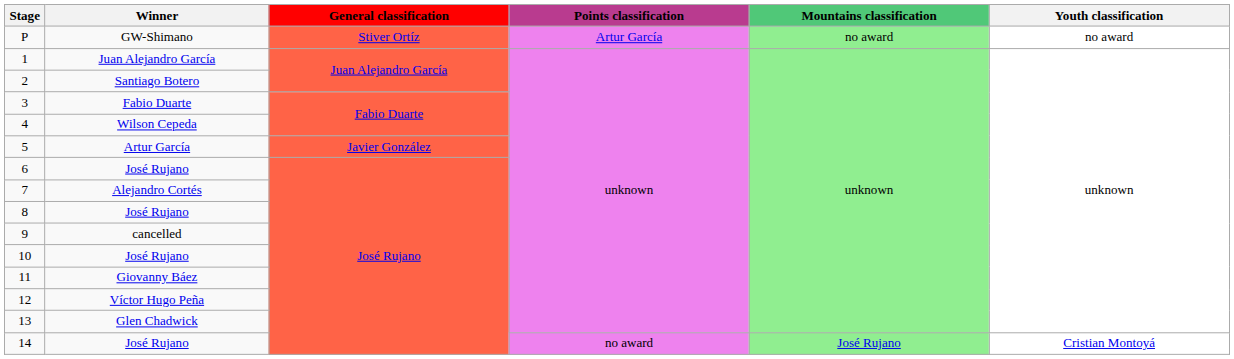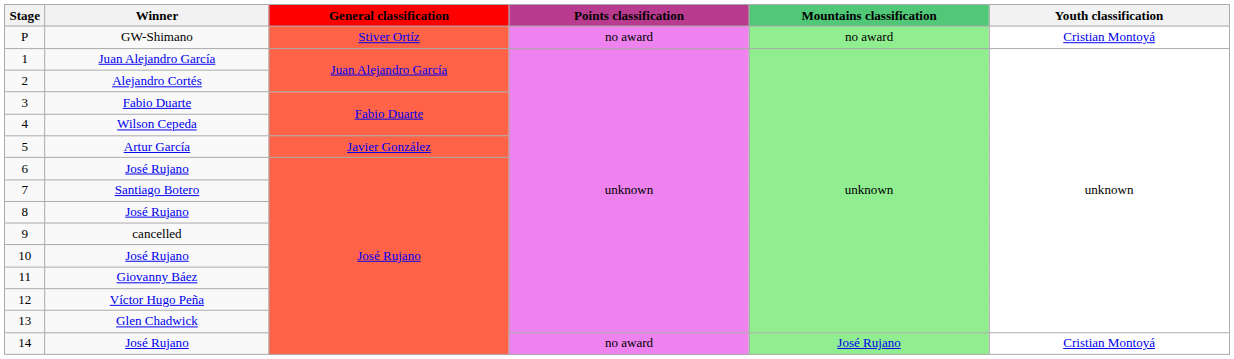(629, 37) Artur García -> (629, 37) no award
(1109, 37) no award -> (1109, 37) Cristian Montoyá
(157, 81) Santiago Botero -> (157, 81) Alejandro Cortés
(157, 190) Alejandro Cortés -> (157, 190) Santiago Botero
